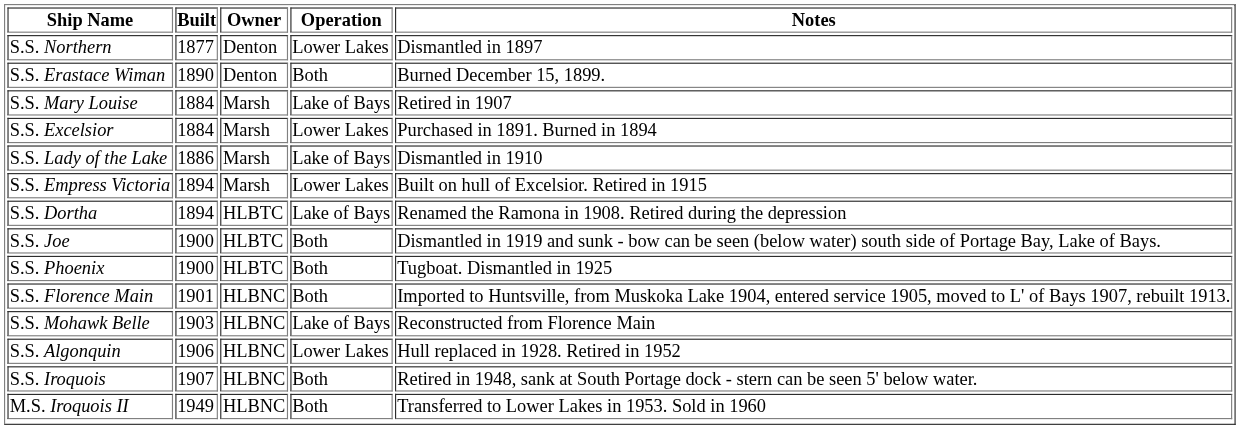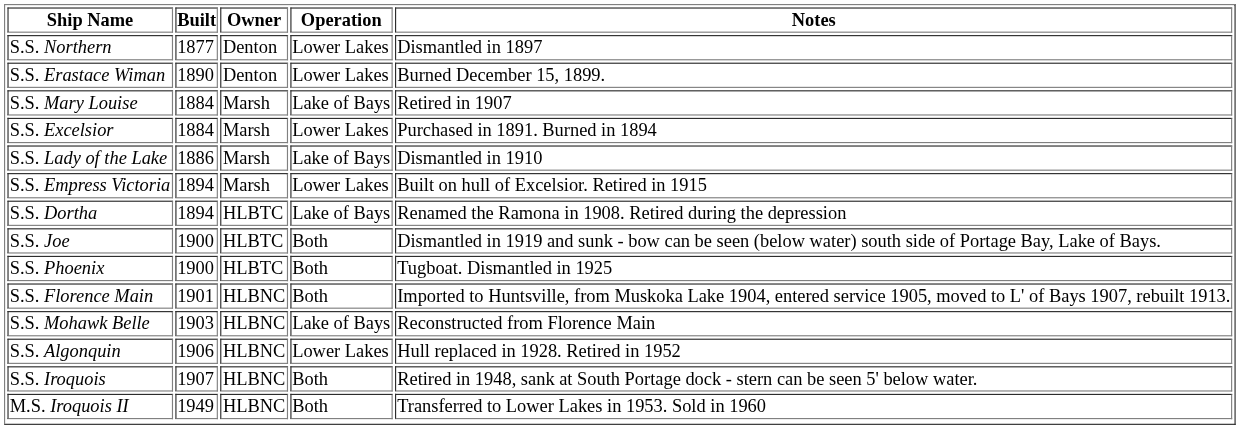(310, 75) Both -> (340, 75) Lower Lakes
